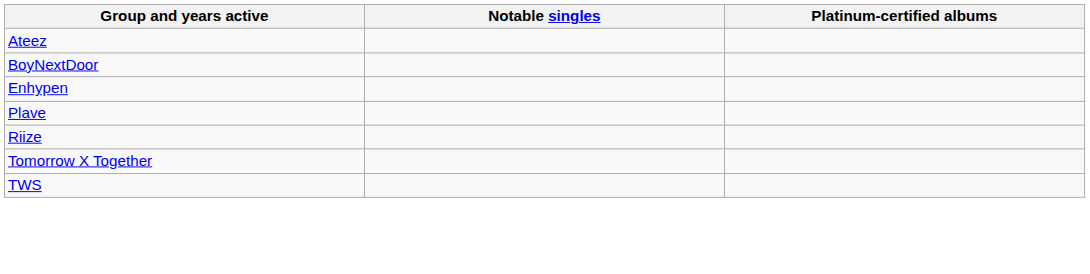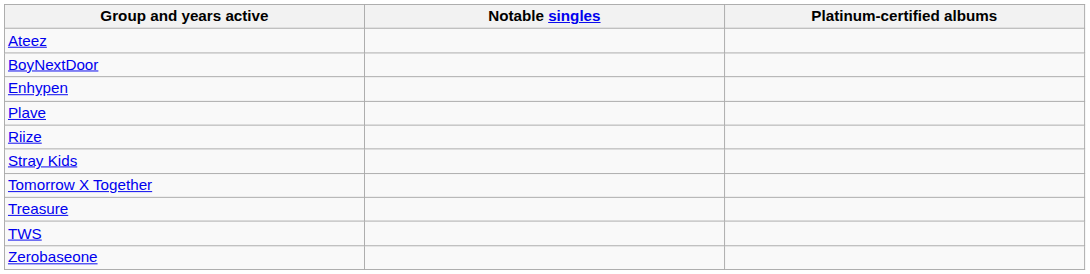+ row: (43, 161)
+ row: (38, 209)
+ row: (53, 257)
